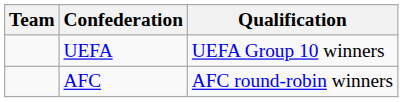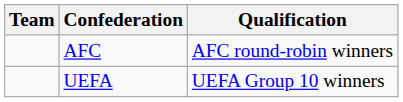rows swapped: (88, 50) <-> (82, 81)
